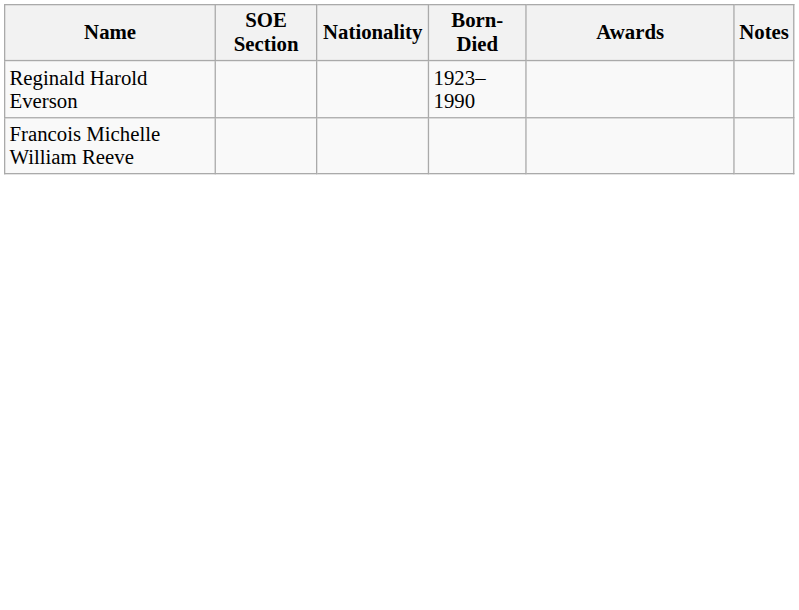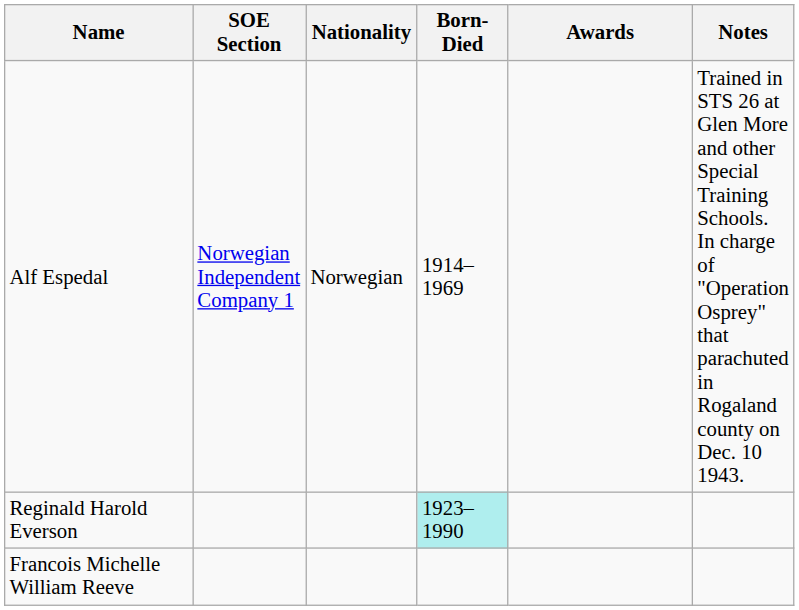+ row: (59, 276)
(460, 89) no background -> (448, 519) paleturquoise background
